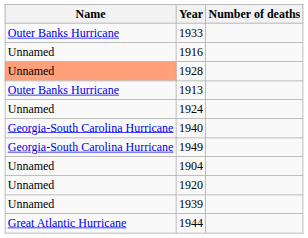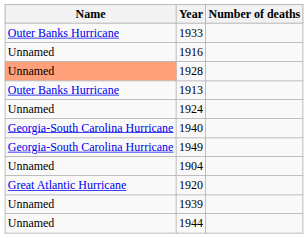(31, 185) Unnamed -> (67, 185) Great Atlantic Hurricane
(67, 223) Great Atlantic Hurricane -> (31, 223) Unnamed
